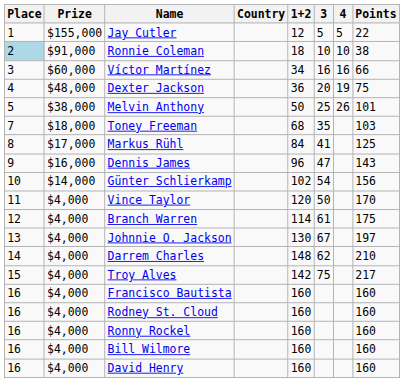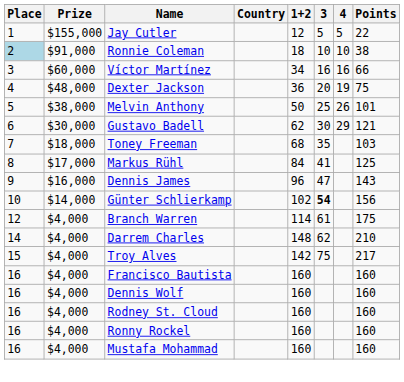+ row: (156, 126)
(324, 182) normal -> (324, 200) bold
- row: (149, 200)
- row: (170, 238)
+ row: (145, 293)
+ row: (163, 349)
- row: (149, 349)
- row: (145, 368)
